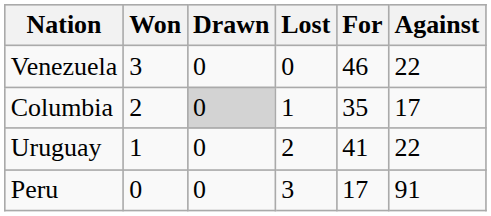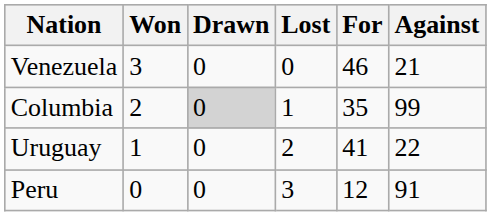(407, 66) 22 -> (407, 66) 21
(407, 107) 17 -> (407, 107) 99
(355, 189) 17 -> (355, 189) 12
